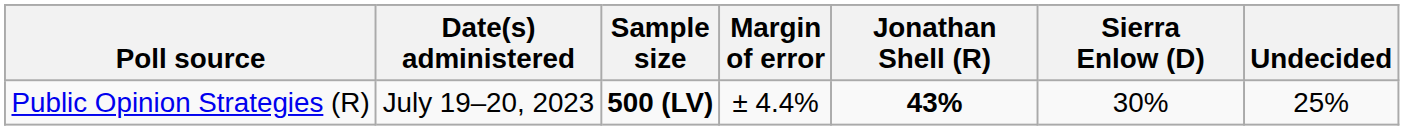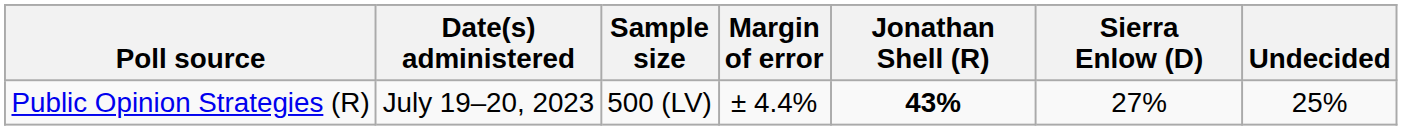(660, 102) bold -> (660, 102) normal
(1141, 102) 30% -> (1139, 102) 27%
